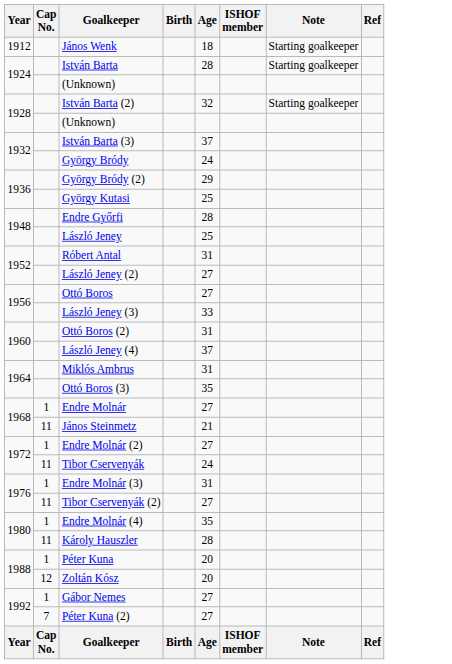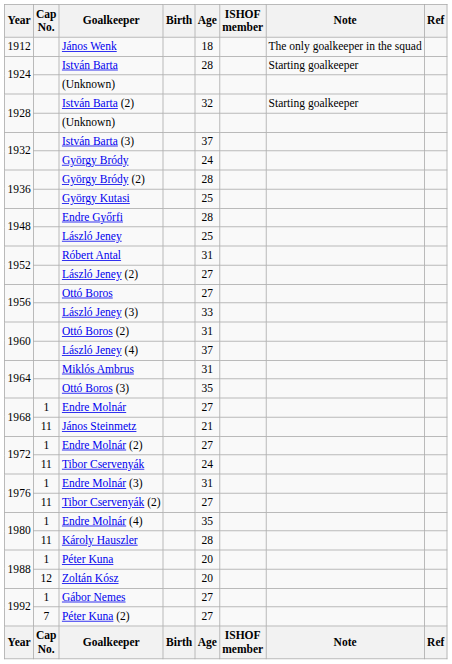(313, 46) Starting goalkeeper -> (345, 46) The only goalkeeper in the squad
(207, 179) 29 -> (207, 179) 28
